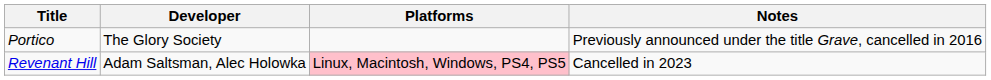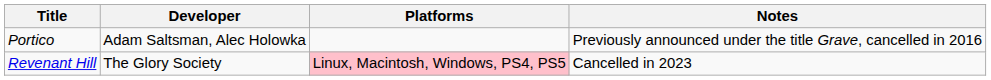(162, 39) The Glory Society -> (205, 39) Adam Saltsman, Alec Holowka
(205, 63) Adam Saltsman, Alec Holowka -> (162, 63) The Glory Society
